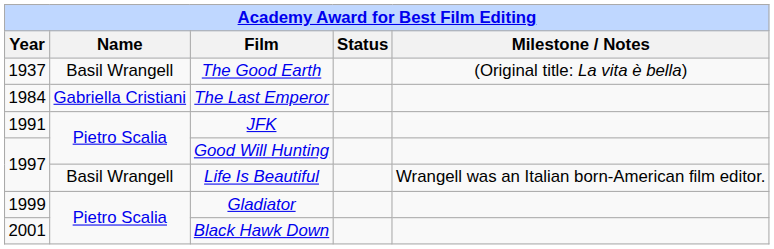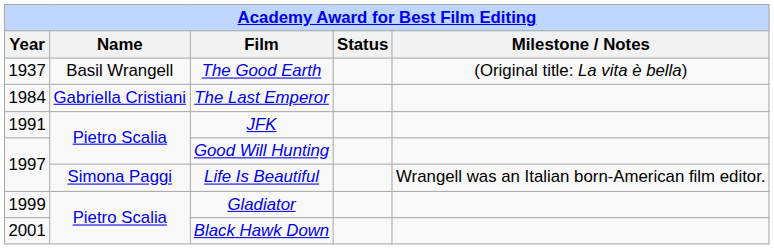(120, 177) Basil Wrangell -> (120, 177) Simona Paggi
